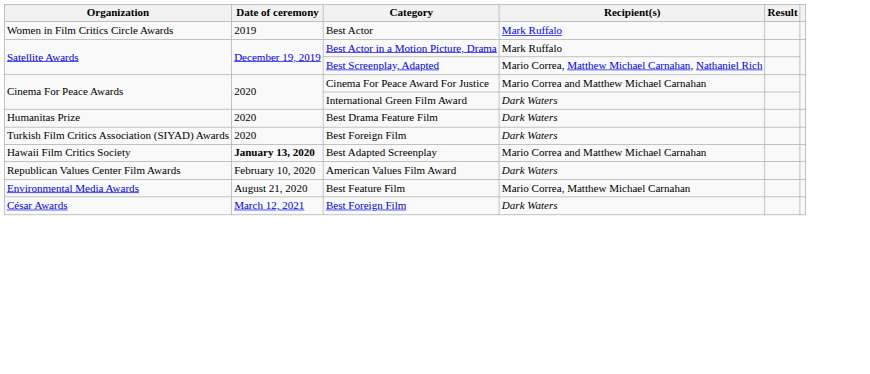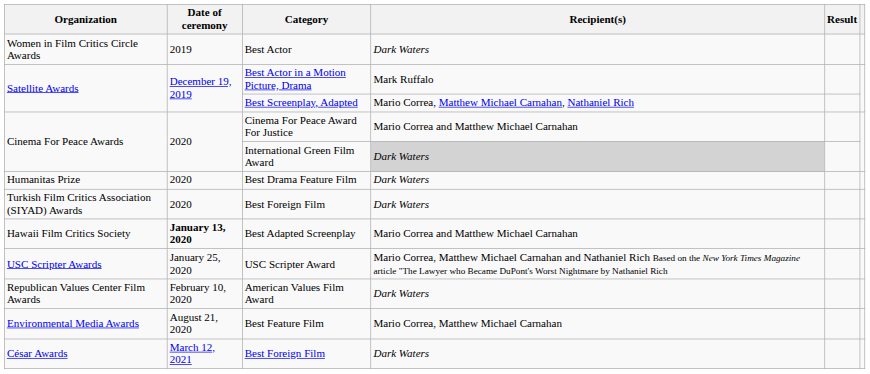(532, 30) Mark Ruffalo -> (401, 49) Dark Waters
(530, 100) no background -> (401, 156) lightgrey background
+ row: (54, 263)
